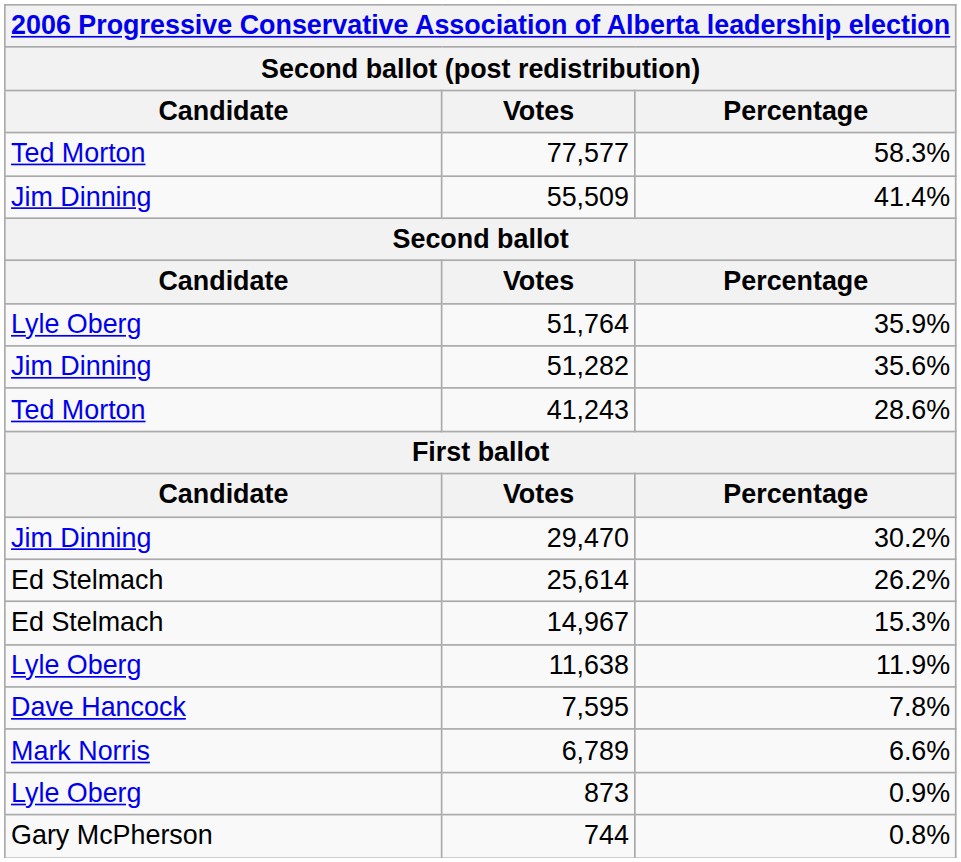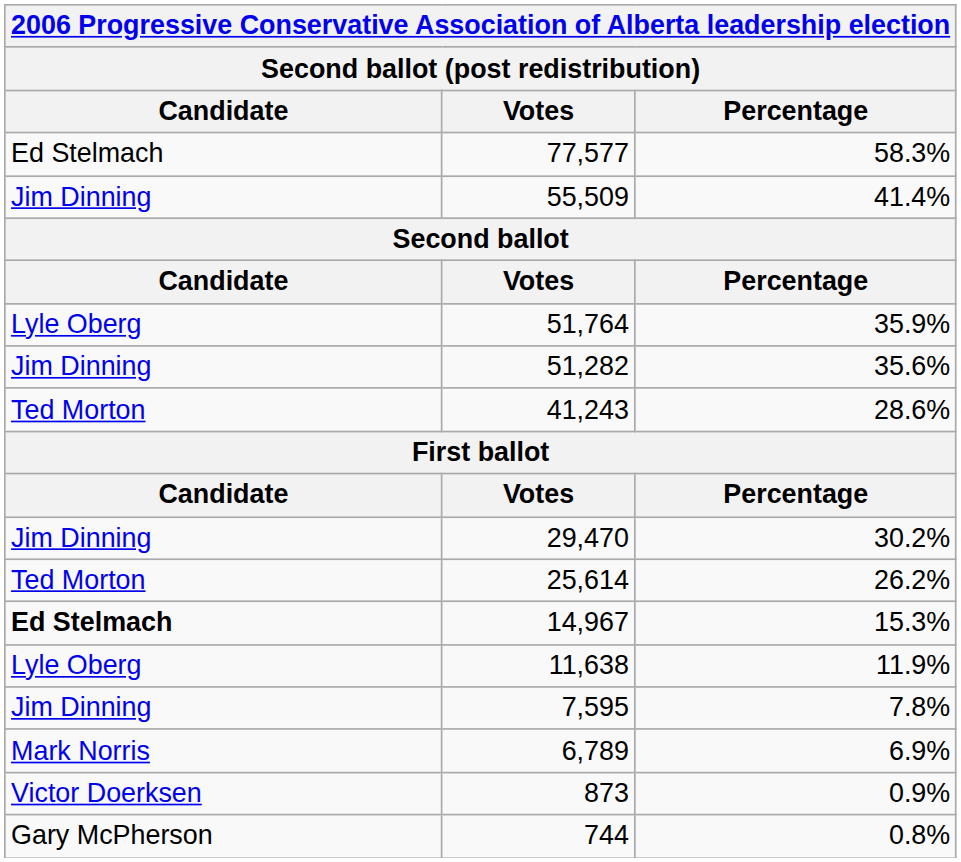(78, 153) Ted Morton -> (87, 153) Ed Stelmach
(87, 580) Ed Stelmach -> (78, 580) Ted Morton
(87, 622) normal -> (92, 622) bold
(98, 707) Dave Hancock -> (81, 707) Jim Dinning
(920, 750) 6.6% -> (920, 750) 6.9%
(76, 793) Lyle Oberg -> (106, 793) Victor Doerksen
